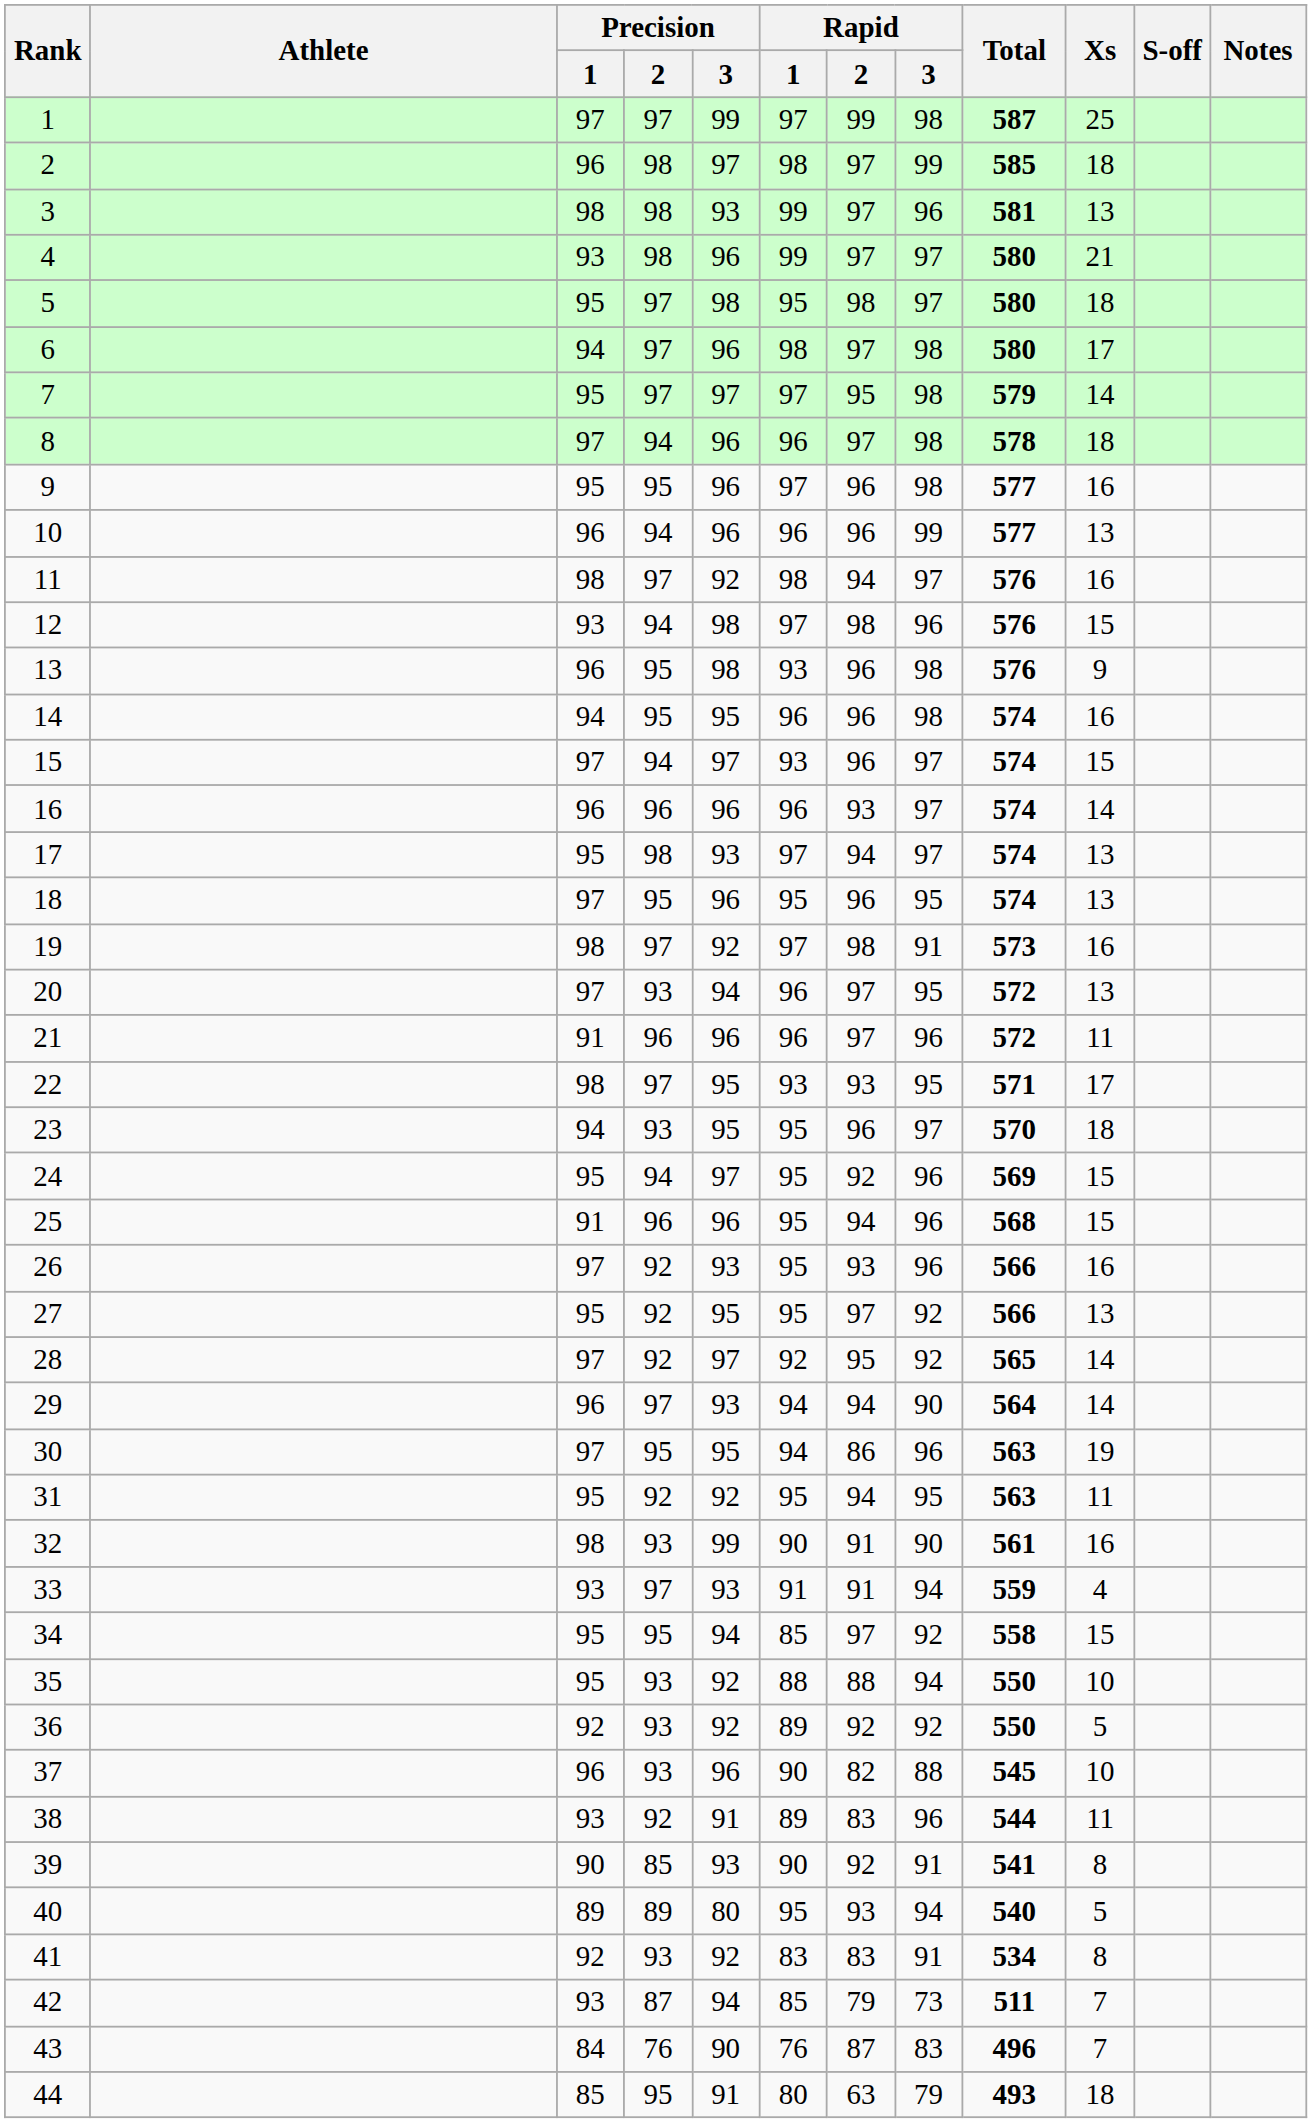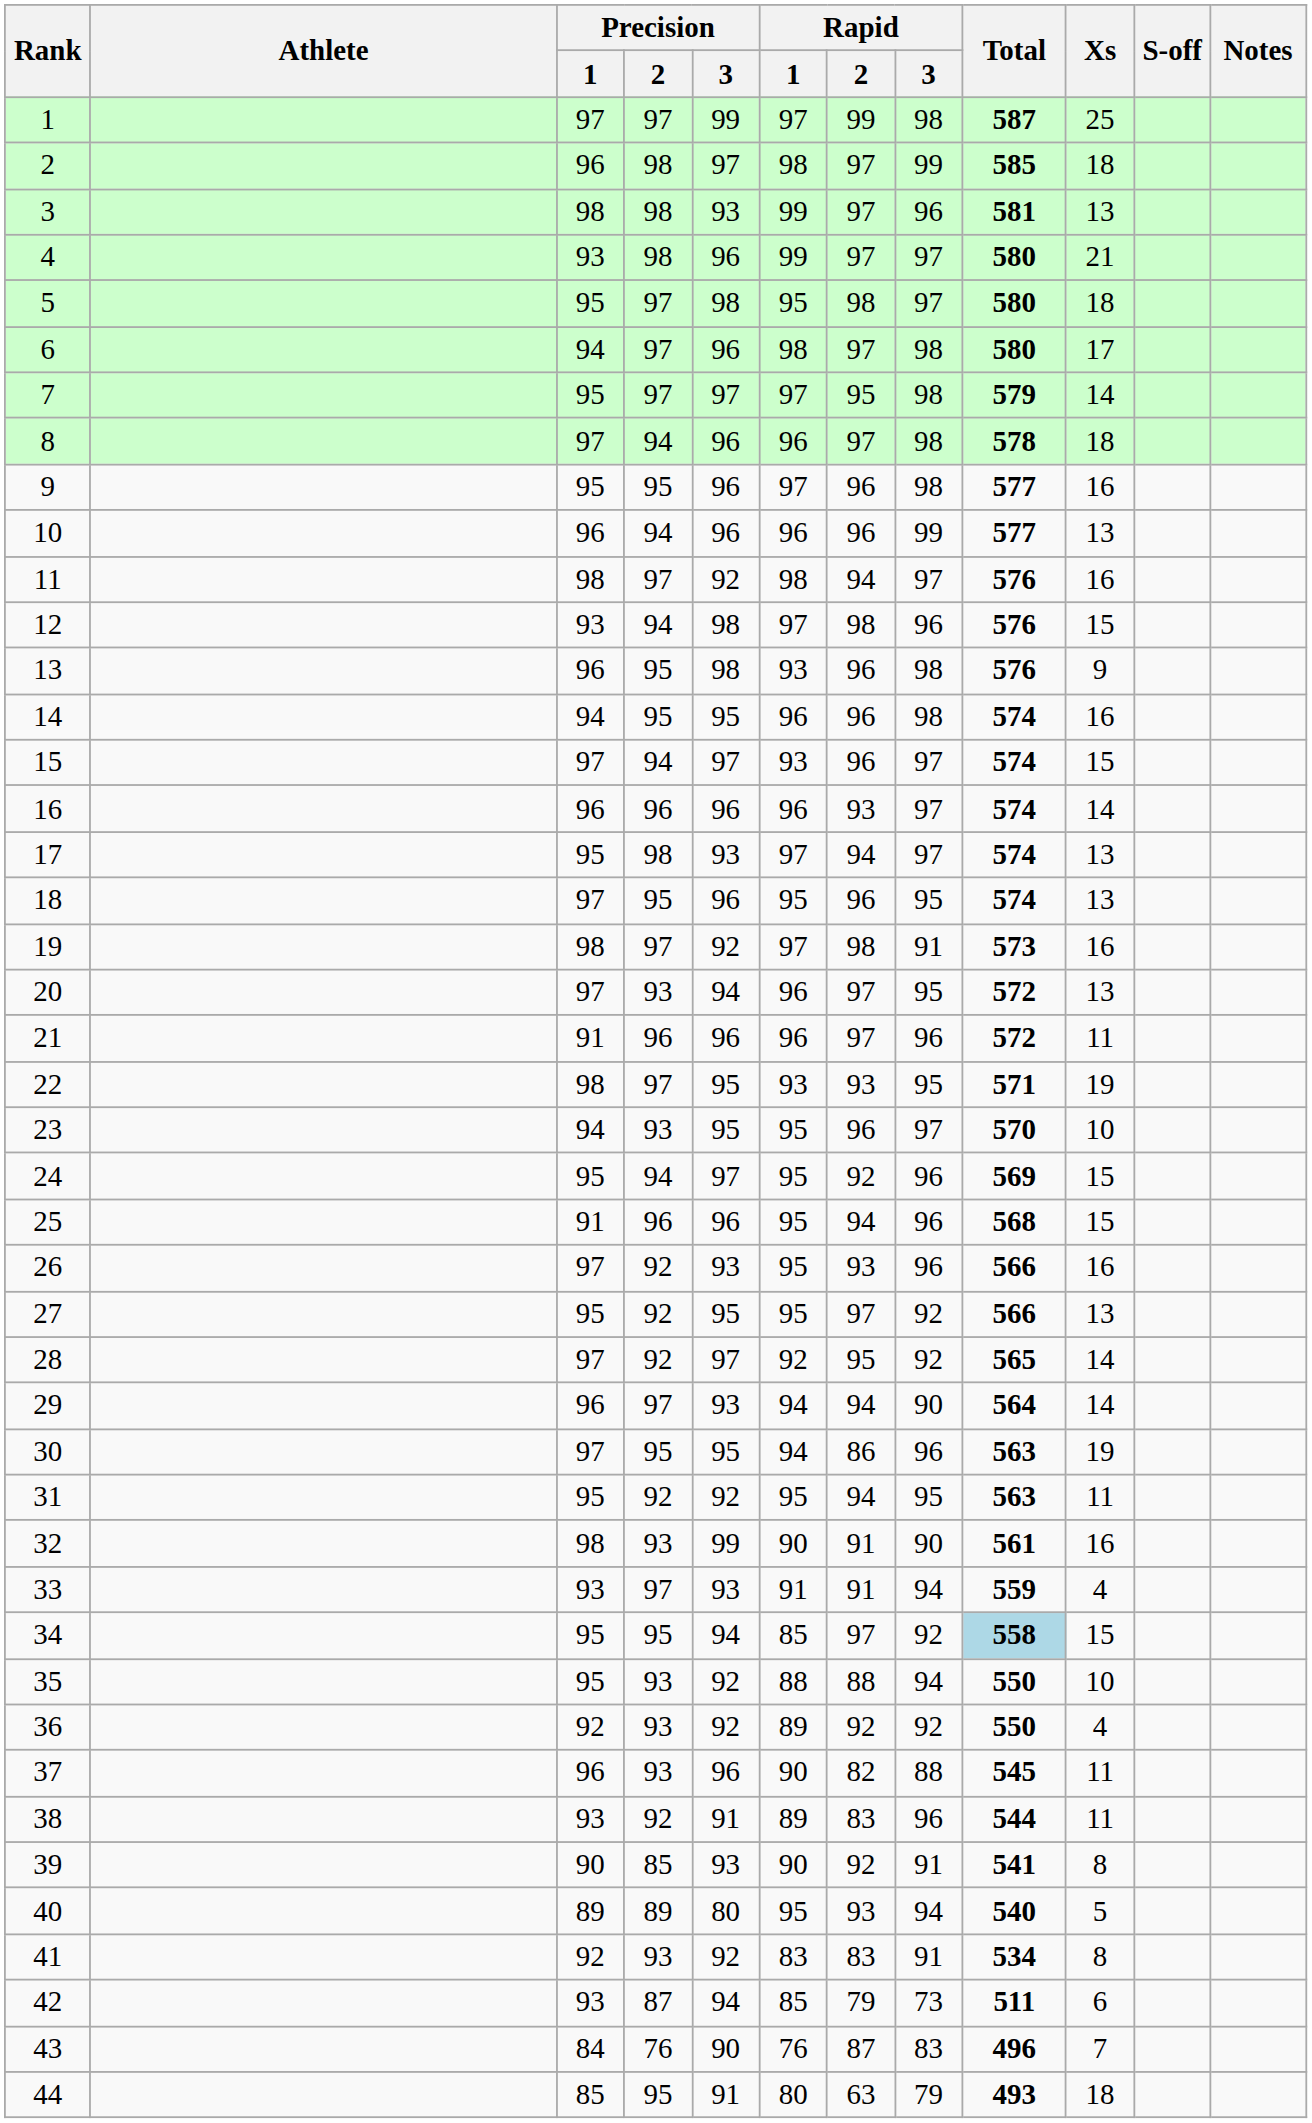(1100, 1083) 17 -> (1100, 1083) 19
(1100, 1129) 18 -> (1100, 1129) 10
(1014, 1634) no background -> (1014, 1634) lightblue background
(1100, 1726) 5 -> (1100, 1726) 4
(1100, 1772) 10 -> (1100, 1772) 11
(1100, 2002) 7 -> (1100, 2002) 6
